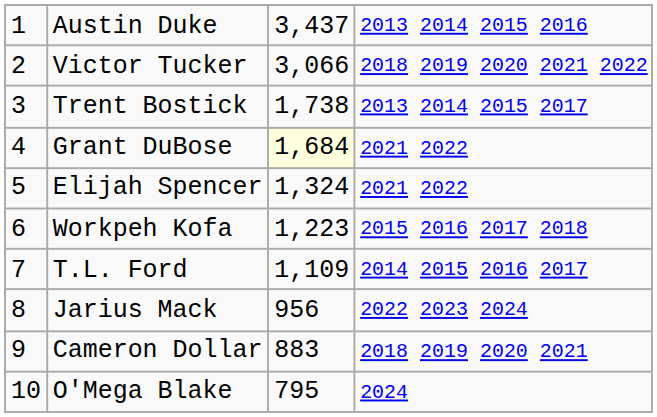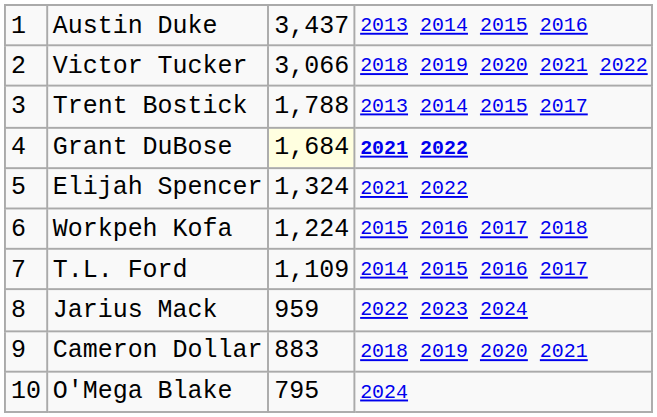(312, 107) 1,738 -> (312, 107) 1,788
(414, 147) normal -> (414, 147) bold
(312, 229) 1,223 -> (312, 229) 1,224
(297, 310) 956 -> (297, 310) 959
